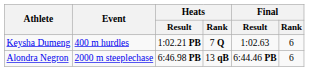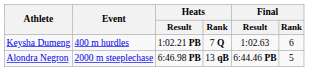(291, 58) 6 -> (291, 58) 5
